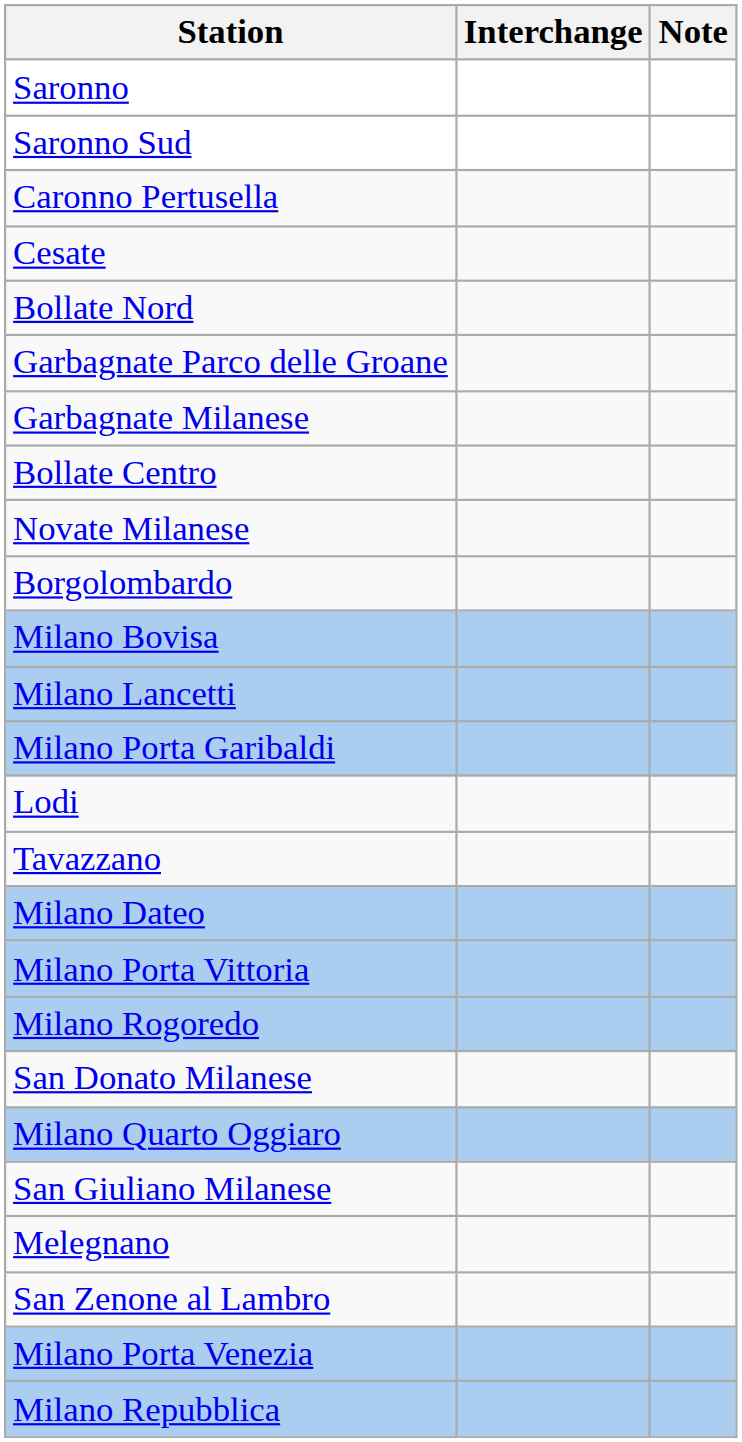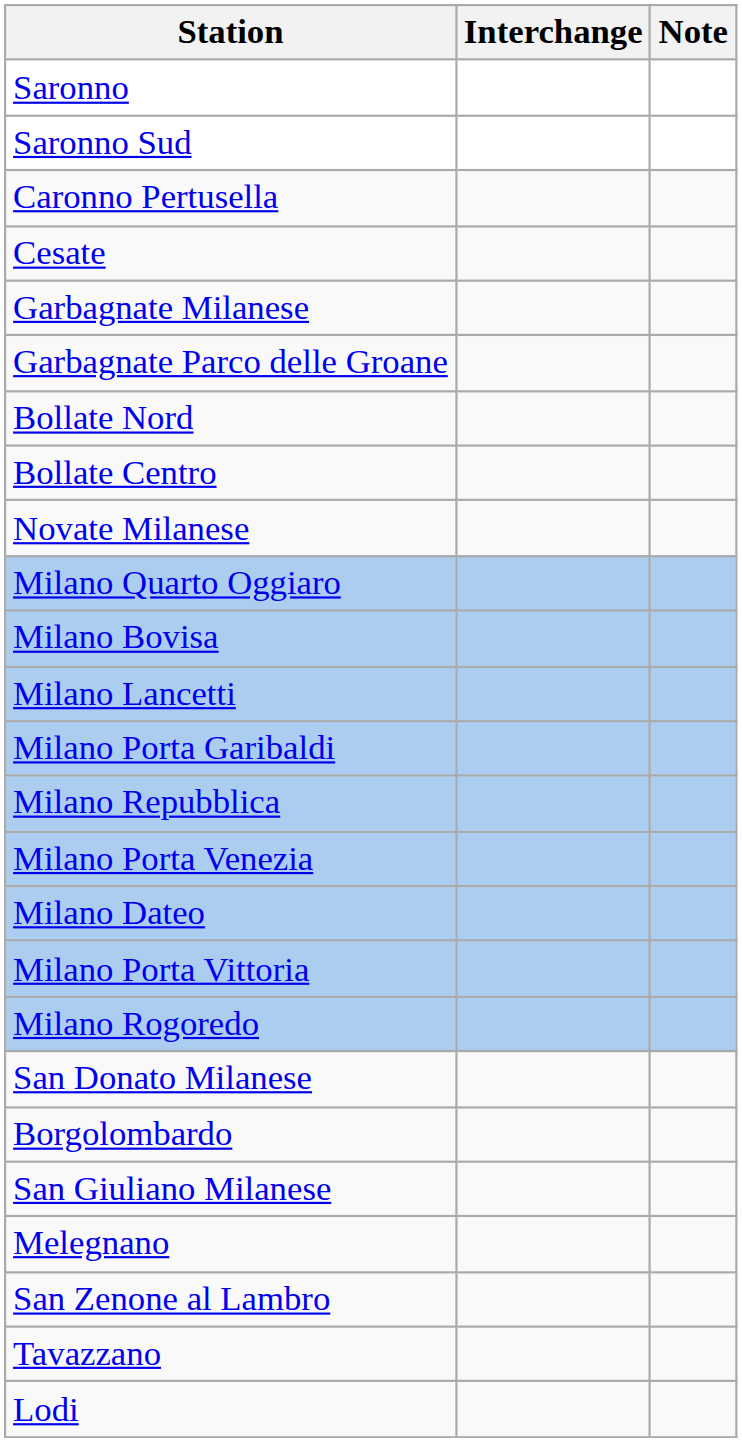rows swapped: (161, 417) <-> (103, 307)
rows swapped: (177, 1133) <-> (123, 582)
rows swapped: (147, 1408) <-> (46, 802)
rows swapped: (163, 1353) <-> (87, 857)
